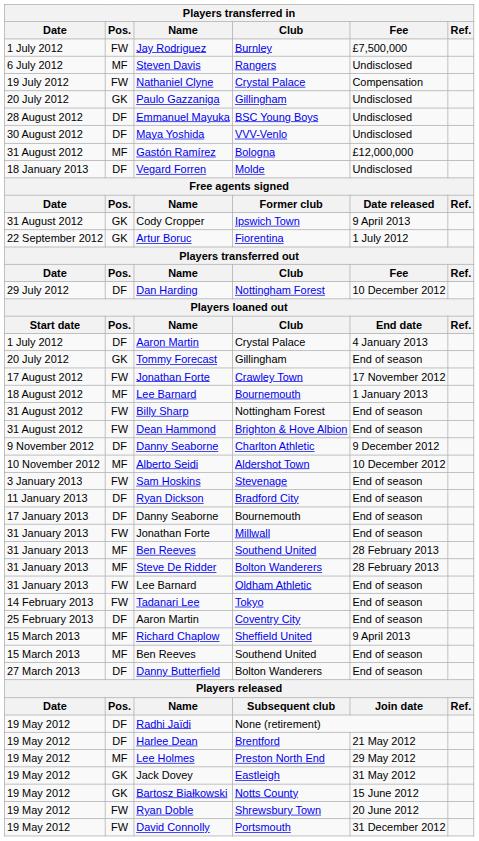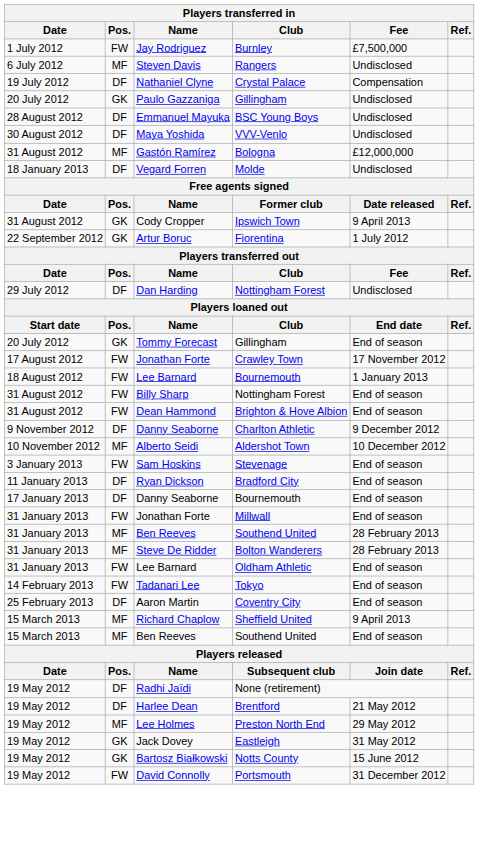(120, 83) FW -> (120, 83) DF
(399, 290) 10 December 2012 -> (382, 290) Undisclosed
- row: (35, 342)
(120, 394) MF -> (120, 377) FW
- row: (43, 672)
- row: (39, 810)
